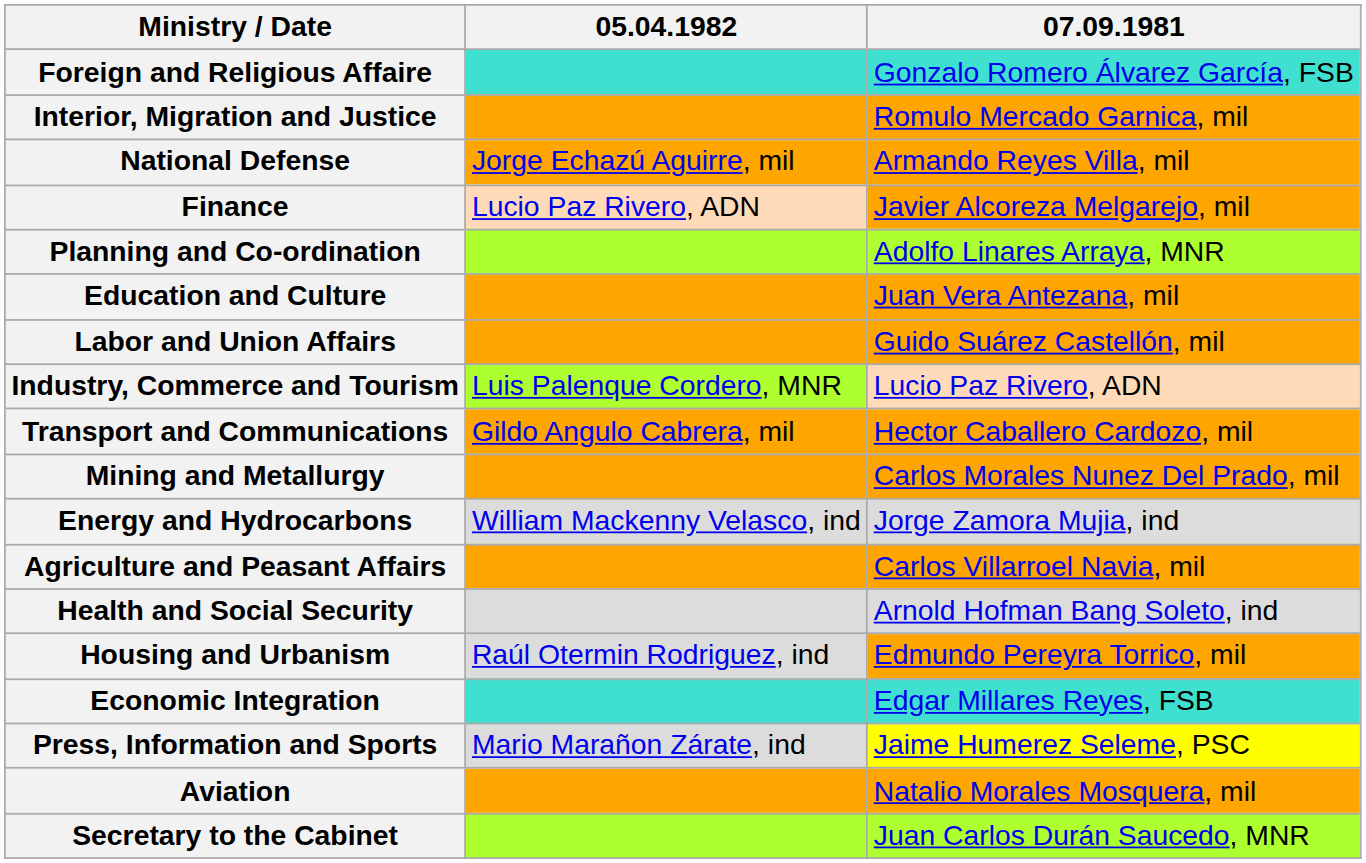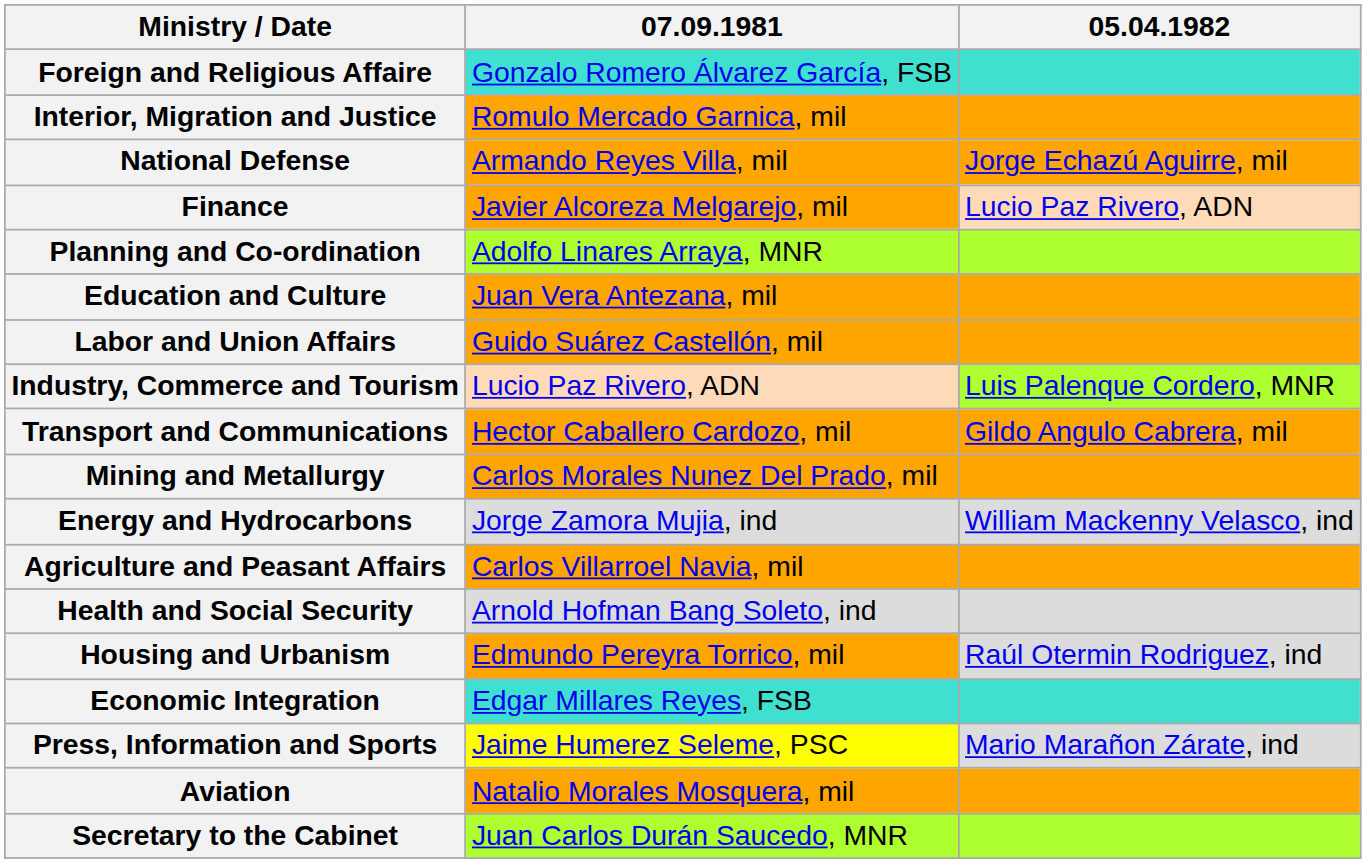columns swapped: (1114, 26) <-> (666, 26)
